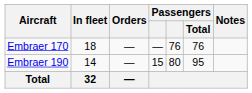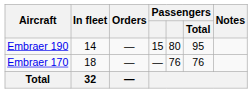rows swapped: (38, 46) <-> (38, 63)
